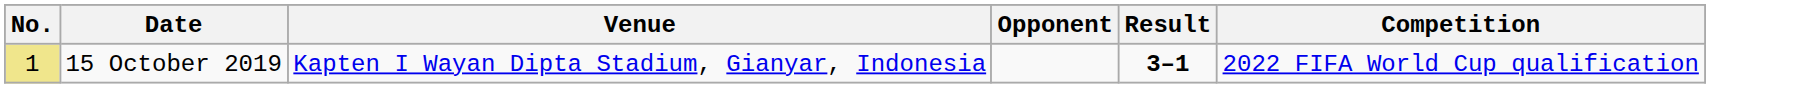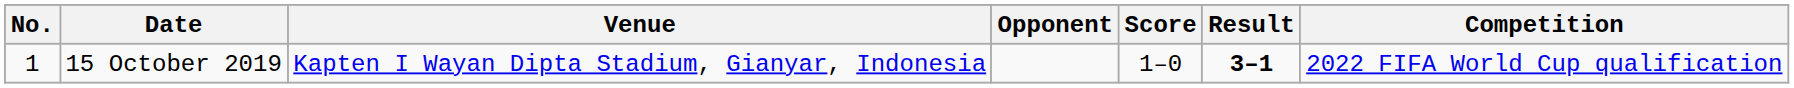+ column: (1161, 25)
(32, 64) khaki background -> (32, 64) no background
